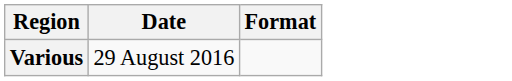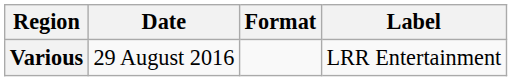+ column: (414, 22)
